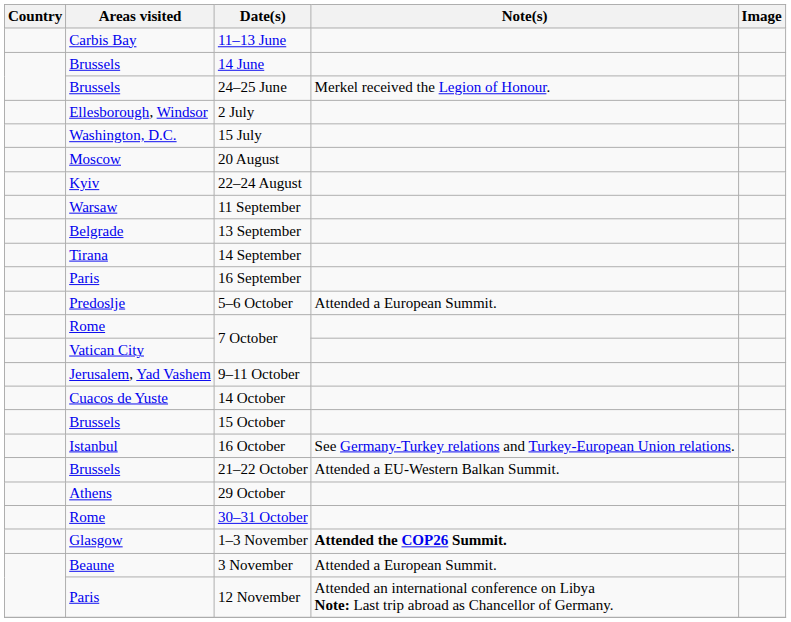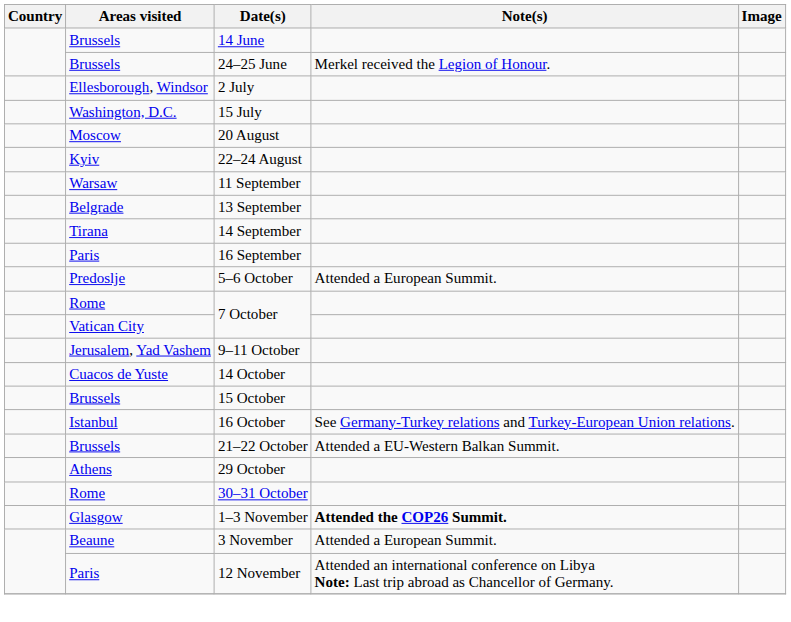- row: (103, 40)
